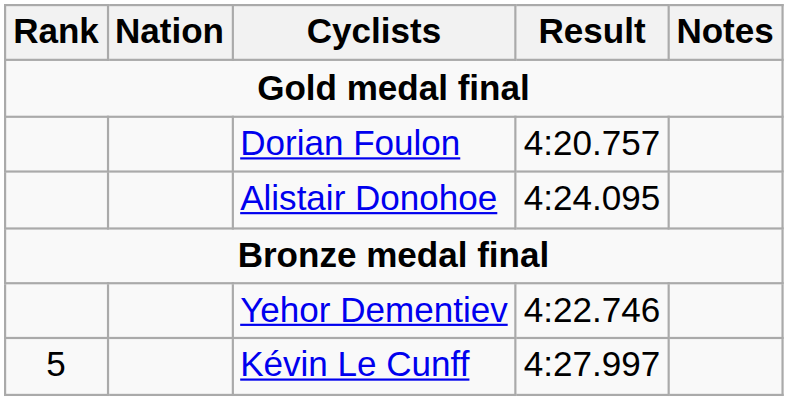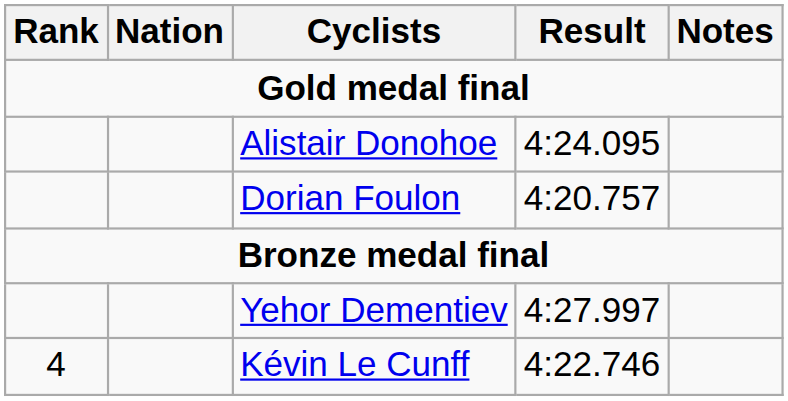rows swapped: (350, 143) <-> (369, 198)
(592, 310) 4:22.746 -> (592, 310) 4:27.997
(56, 365) 5 -> (56, 365) 4
(592, 365) 4:27.997 -> (592, 365) 4:22.746
